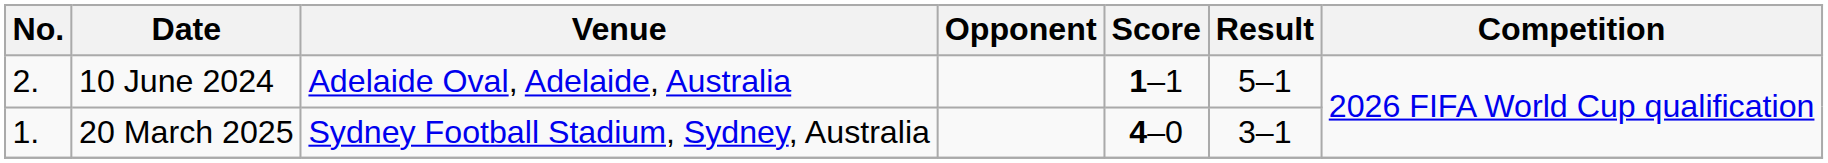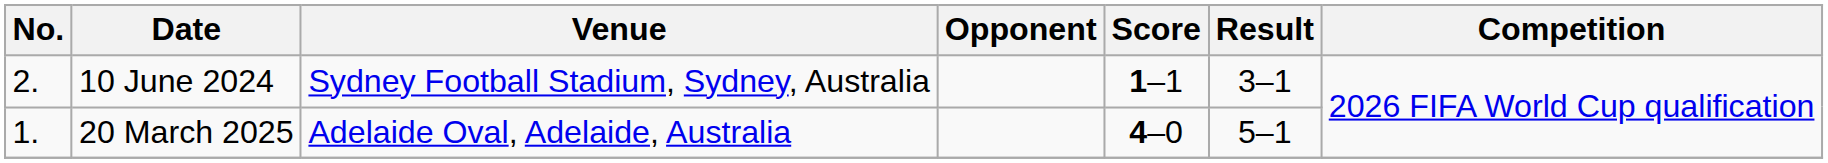(550, 81) Adelaide Oval, Adelaide, Australia -> (619, 81) Sydney Football Stadium, Sydney, Australia
(1265, 81) 5–1 -> (1265, 81) 3–1
(619, 132) Sydney Football Stadium, Sydney, Australia -> (550, 132) Adelaide Oval, Adelaide, Australia
(1265, 132) 3–1 -> (1265, 132) 5–1
